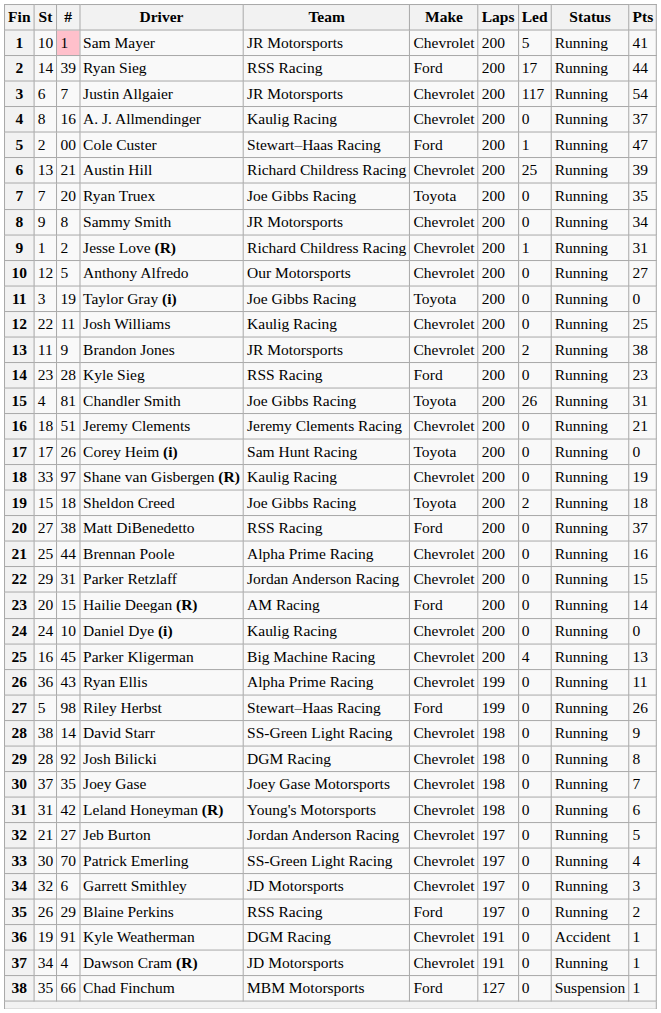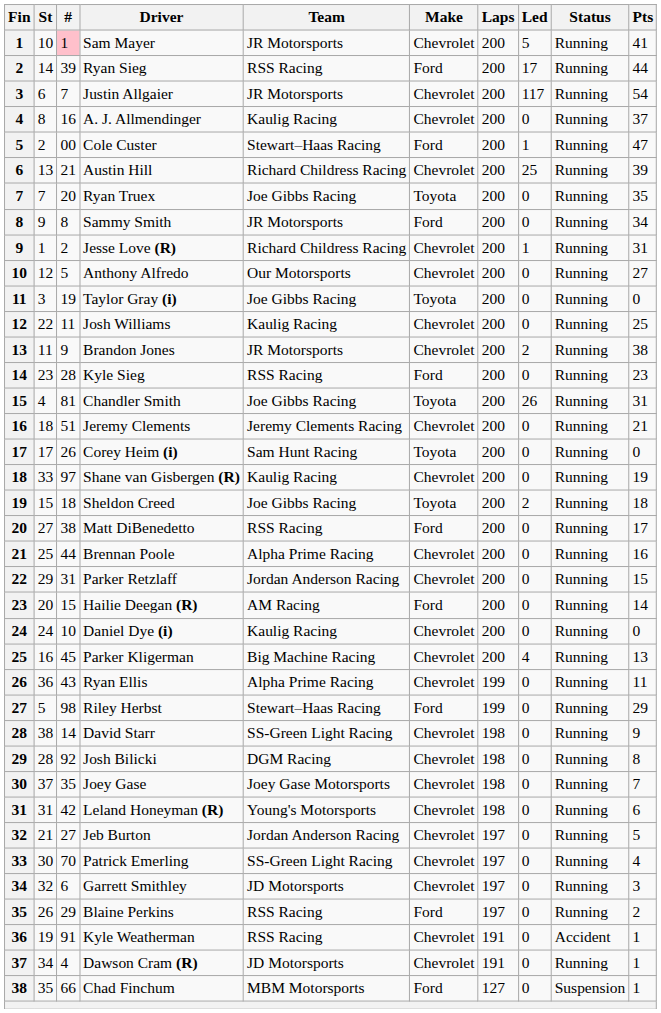(444, 221) Chevrolet -> (428, 221) Ford
(640, 528) 37 -> (640, 528) 17
(640, 707) 26 -> (640, 707) 29
(289, 937) DGM Racing -> (285, 937) RSS Racing
